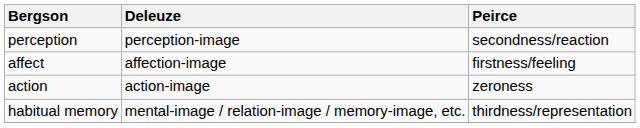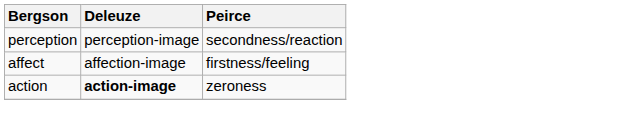(167, 87) normal -> (130, 87) bold
- row: (63, 110)
